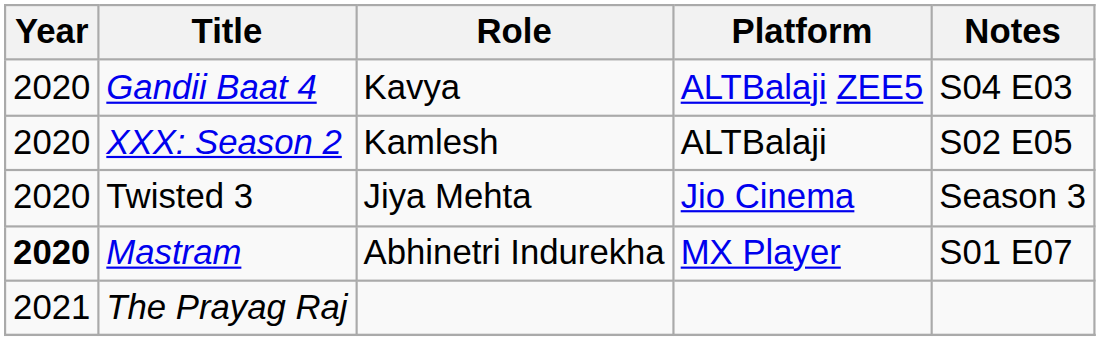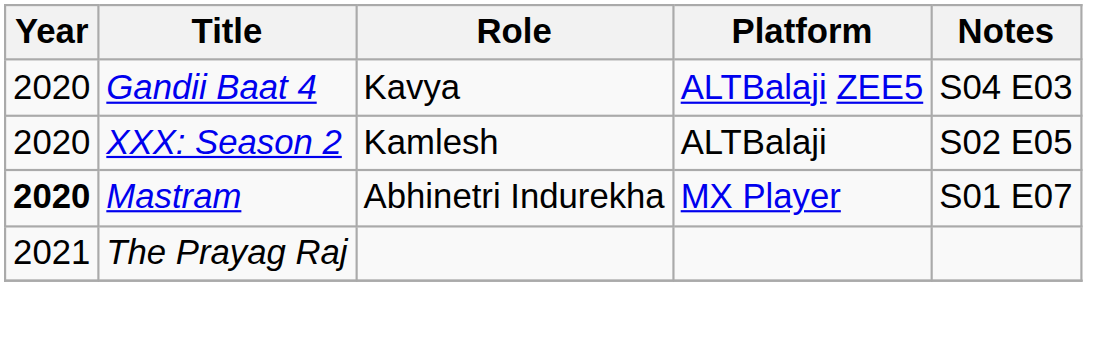- row: (180, 197)
